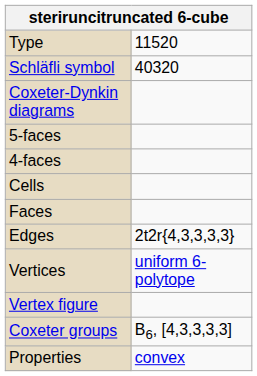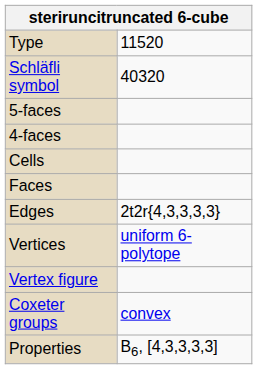- row: (64, 102)
(183, 331) B6, [4,3,3,3,3] -> (146, 313) convex
(160, 358) convex -> (169, 349) B6, [4,3,3,3,3]
